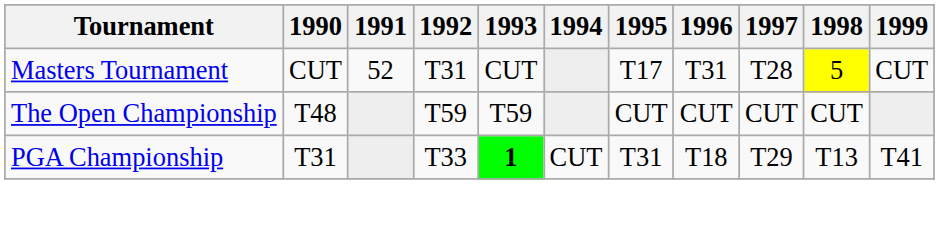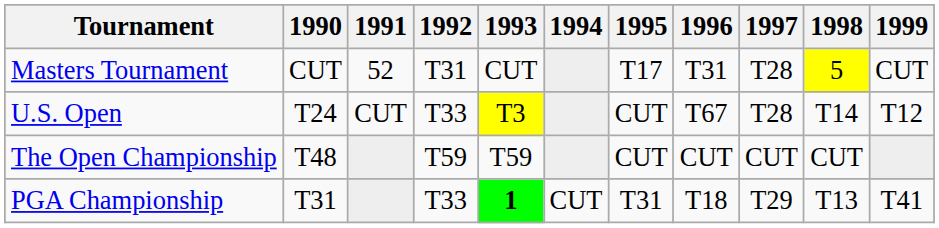+ row: (66, 113)
